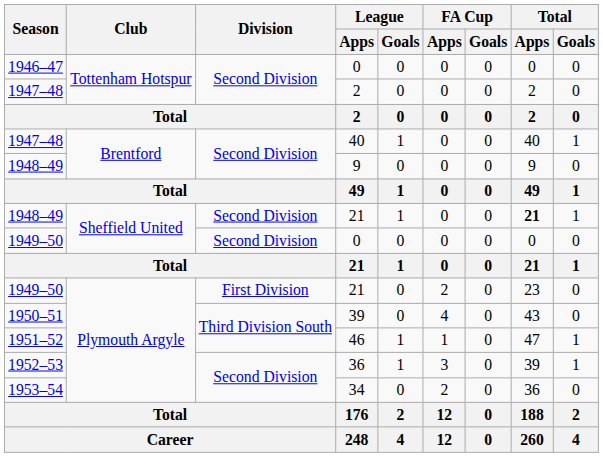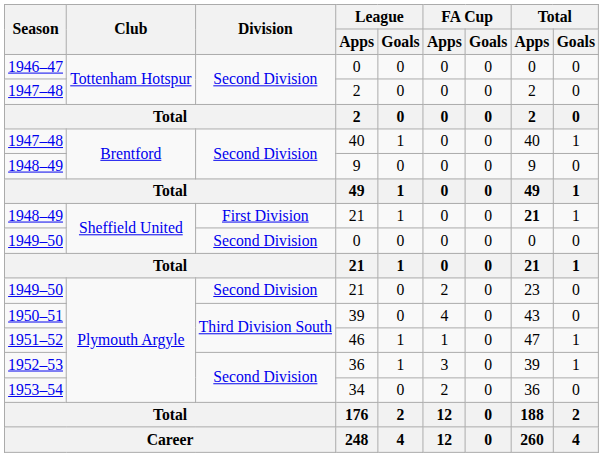(265, 215) Second Division -> (265, 215) First Division
(265, 290) First Division -> (265, 290) Second Division
